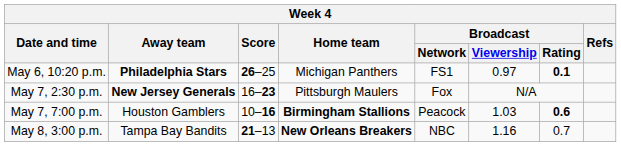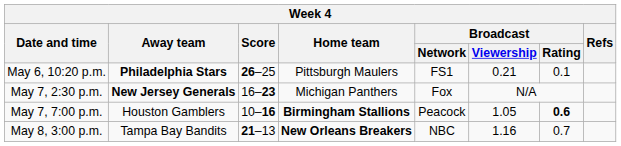(346, 72) Michigan Panthers -> (346, 72) Pittsburgh Maulers
(504, 72) 0.97 -> (504, 72) 0.21
(562, 72) bold -> (562, 72) normal
(346, 92) Pittsburgh Maulers -> (346, 92) Michigan Panthers
(504, 111) 1.03 -> (504, 111) 1.05
